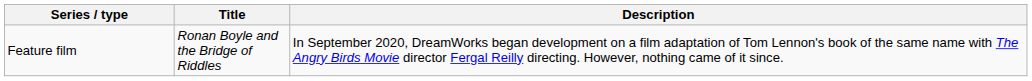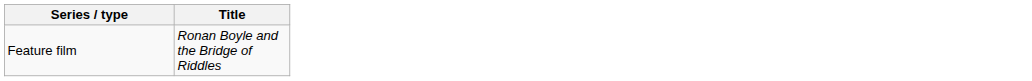- column: (658, 14)
